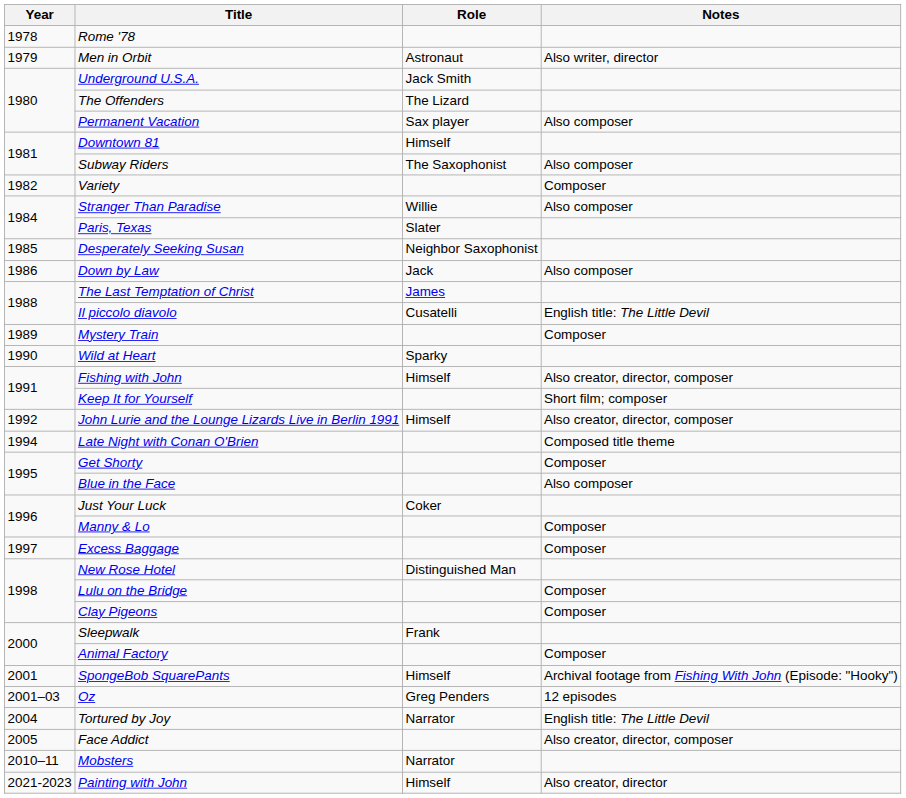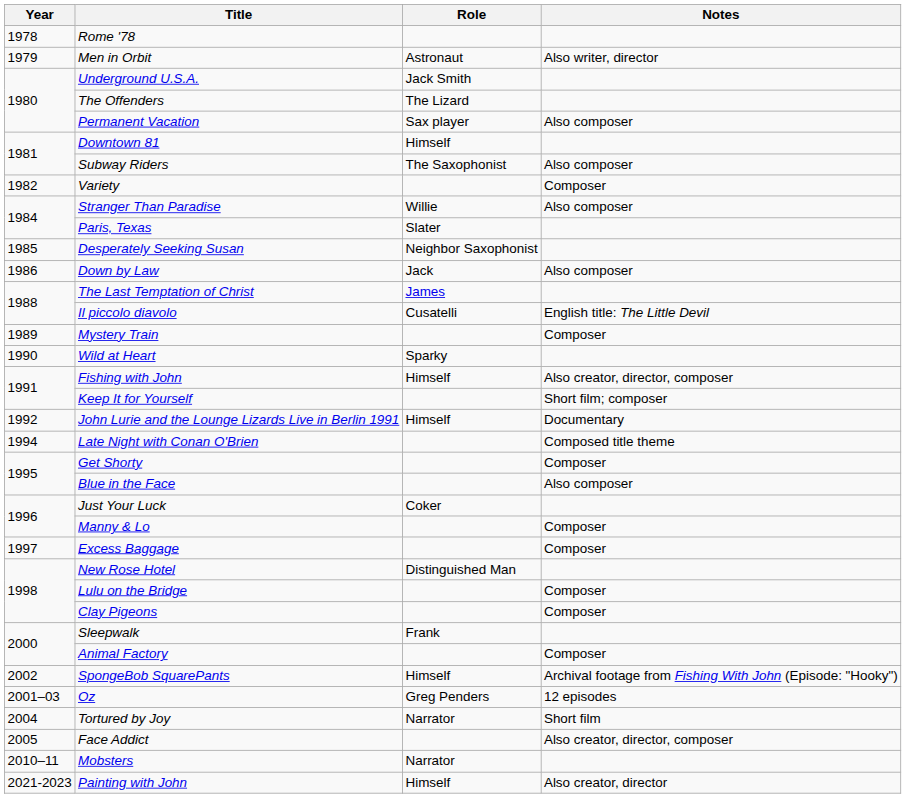(638, 420) Also creator, director, composer -> (584, 420) Documentary
(22, 675) 2001 -> (22, 675) 2002
(626, 718) English title: The Little Devil -> (572, 718) Short film
